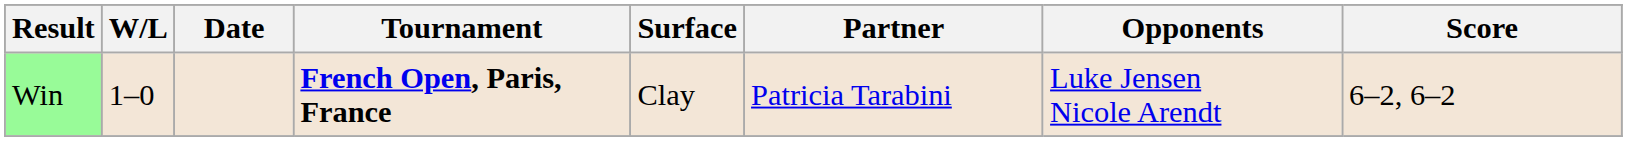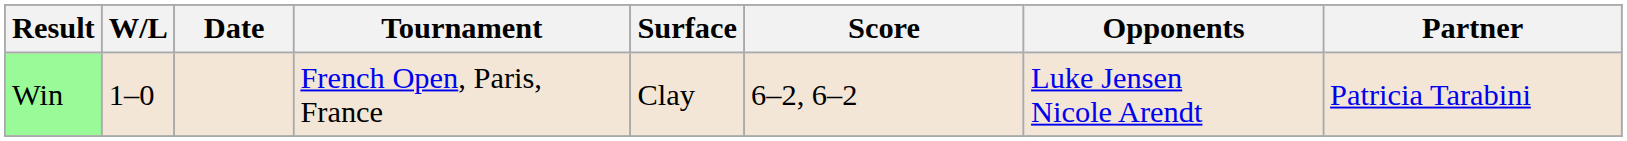columns swapped: (894, 28) <-> (1482, 28)
(431, 93) bold -> (421, 93) normal
